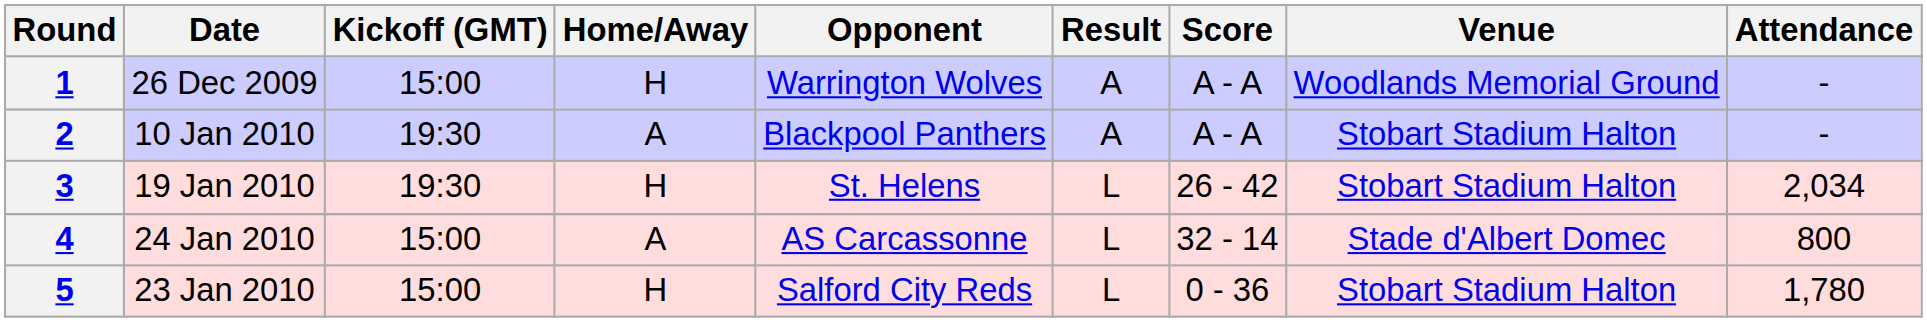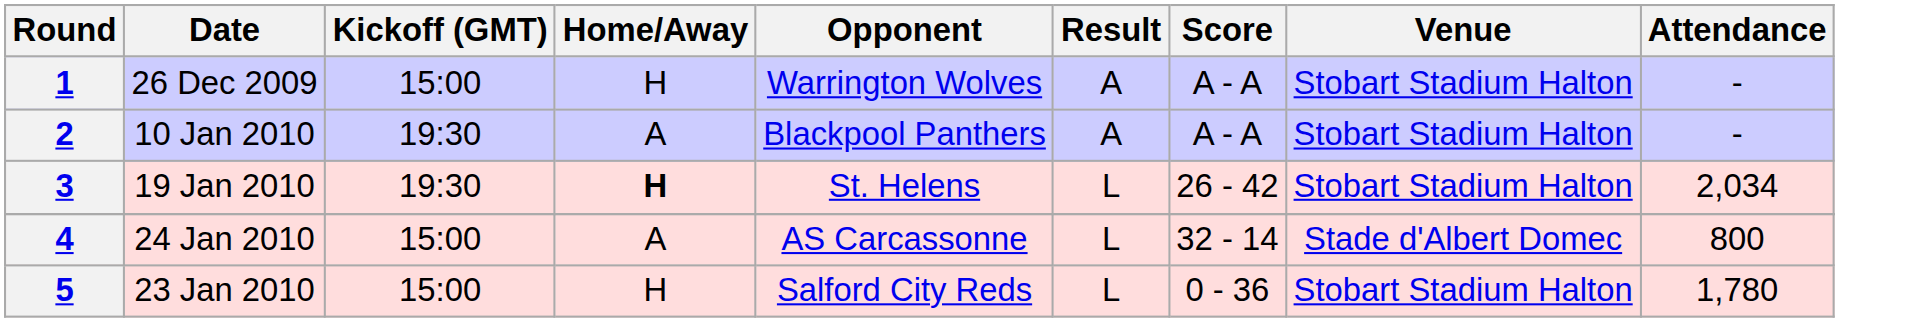(1507, 82) Woodlands Memorial Ground -> (1463, 82) Stobart Stadium Halton
(655, 186) normal -> (655, 186) bold
